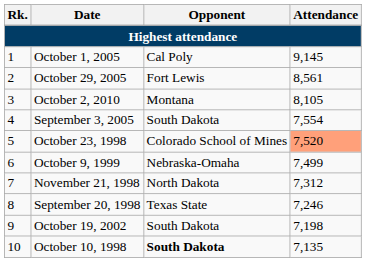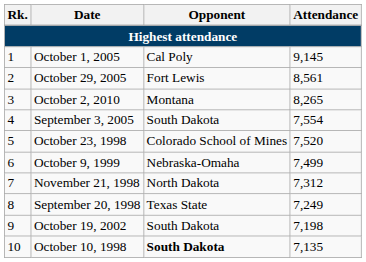(308, 99) 8,105 -> (308, 99) 8,265
(308, 141) lightsalmon background -> (308, 141) no background
(308, 204) 7,246 -> (308, 204) 7,249
